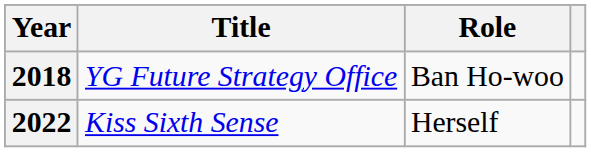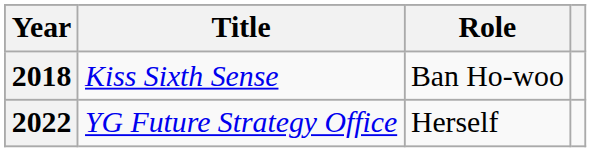(241, 75) YG Future Strategy Office -> (182, 75) Kiss Sixth Sense
(182, 122) Kiss Sixth Sense -> (241, 122) YG Future Strategy Office
